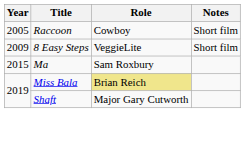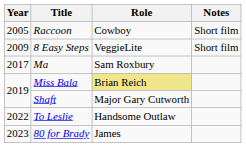(18, 64) 2015 -> (18, 64) 2017
+ row: (53, 116)
+ row: (61, 133)
